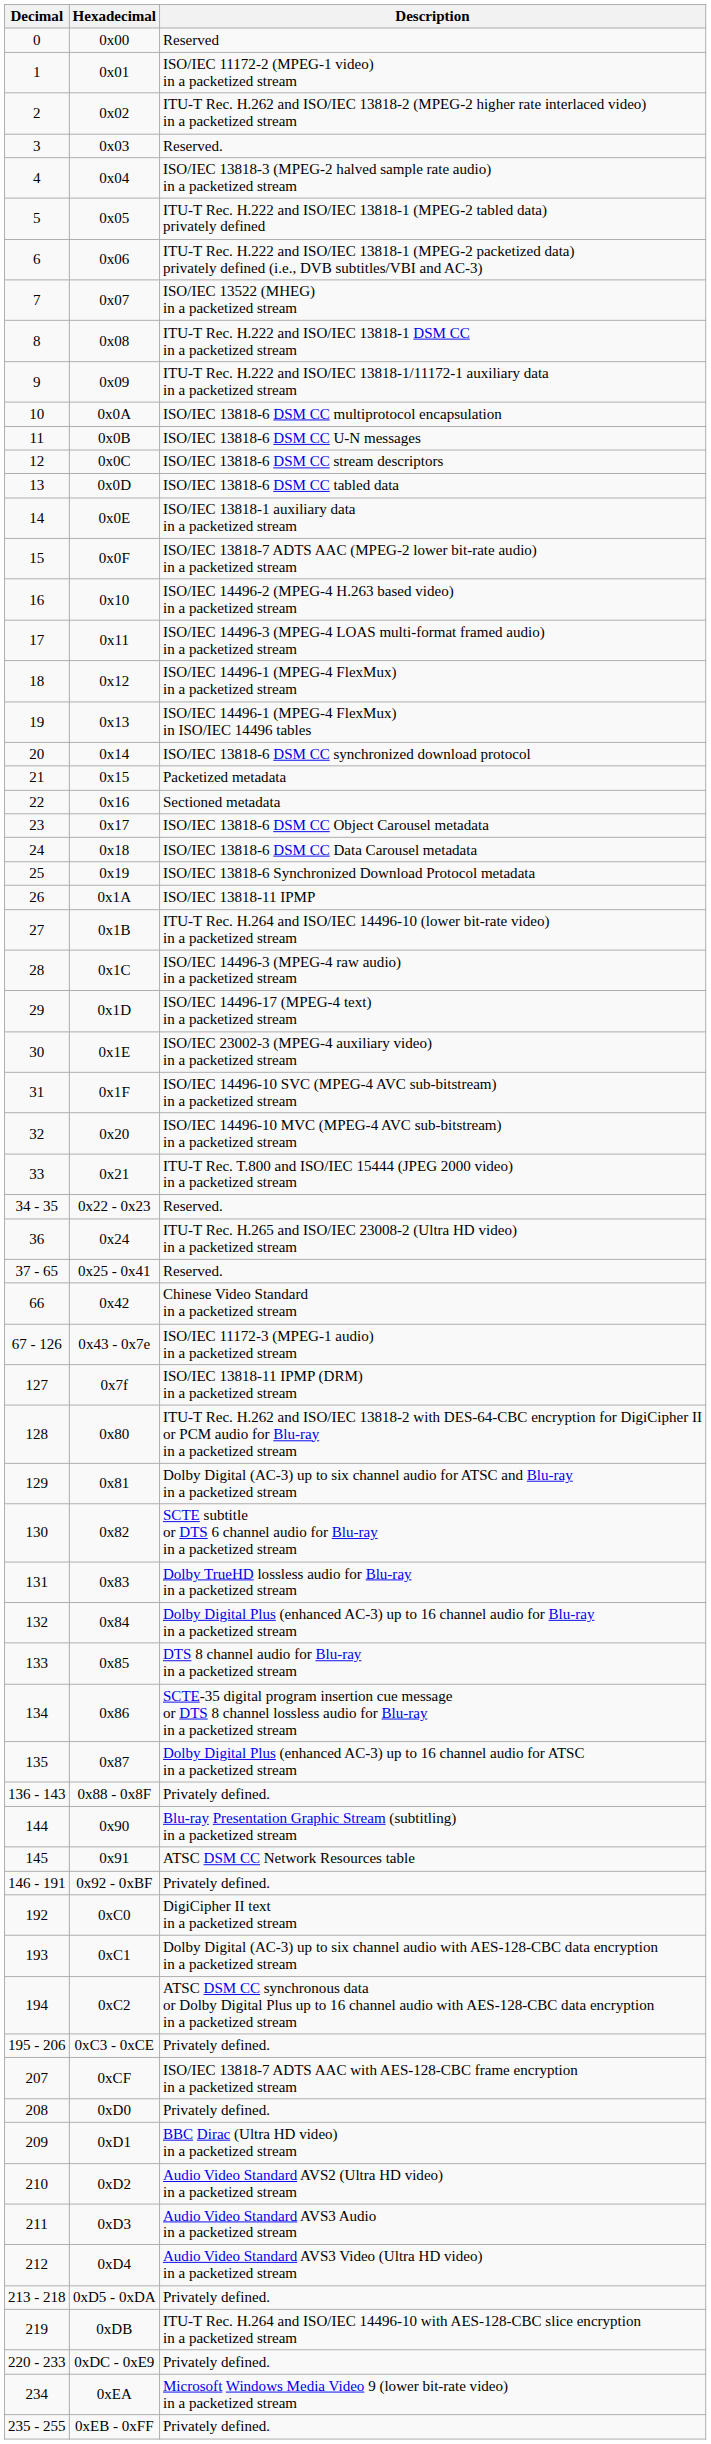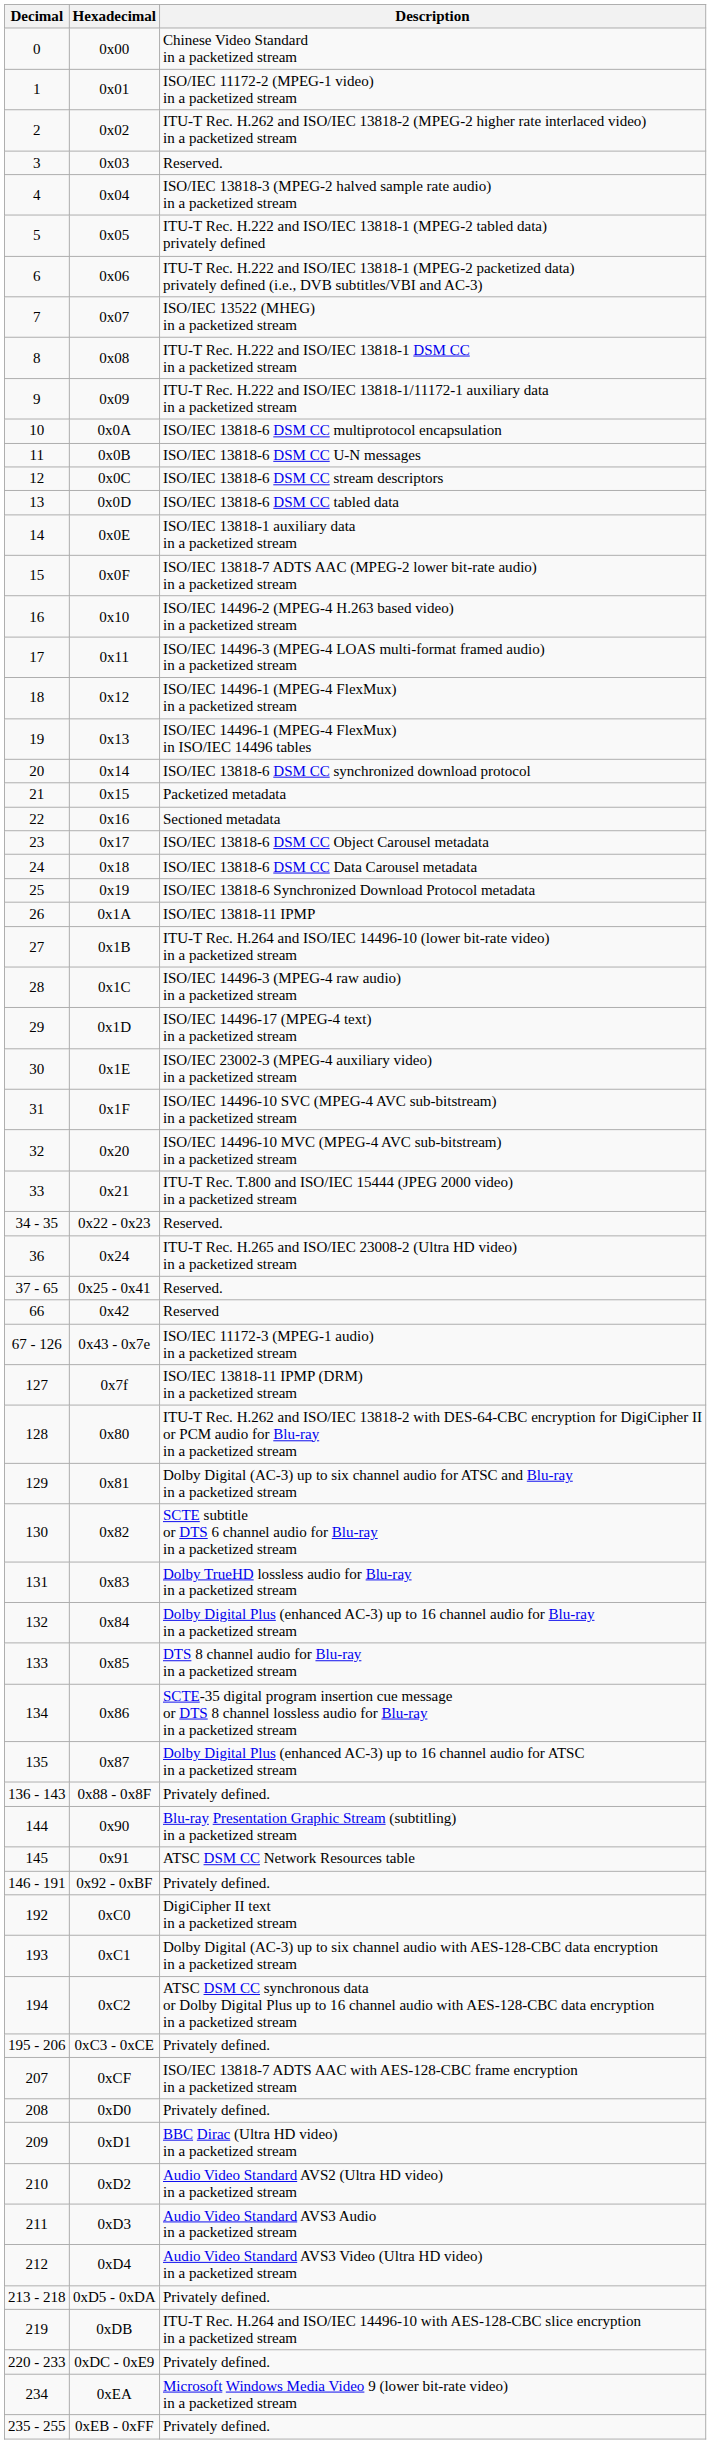(191, 40) Reserved -> (236, 48) Chinese Video Standard in a packetized stream
(236, 1303) Chinese Video Standard in a packetized stream -> (191, 1311) Reserved
